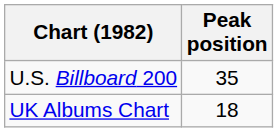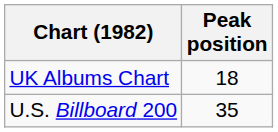rows swapped: (93, 77) <-> (89, 110)
